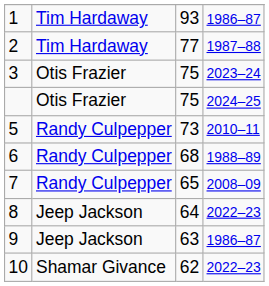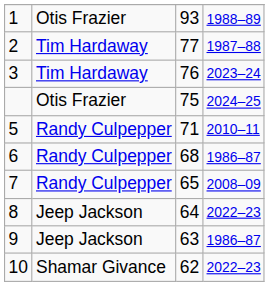(92, 18) Tim Hardaway -> (81, 18) Otis Frazier
(234, 18) 1986–87 -> (234, 18) 1988–89
(81, 73) Otis Frazier -> (92, 73) Tim Hardaway
(189, 73) 75 -> (189, 73) 76
(189, 128) 73 -> (189, 128) 71
(234, 157) 1988–89 -> (234, 157) 1986–87
